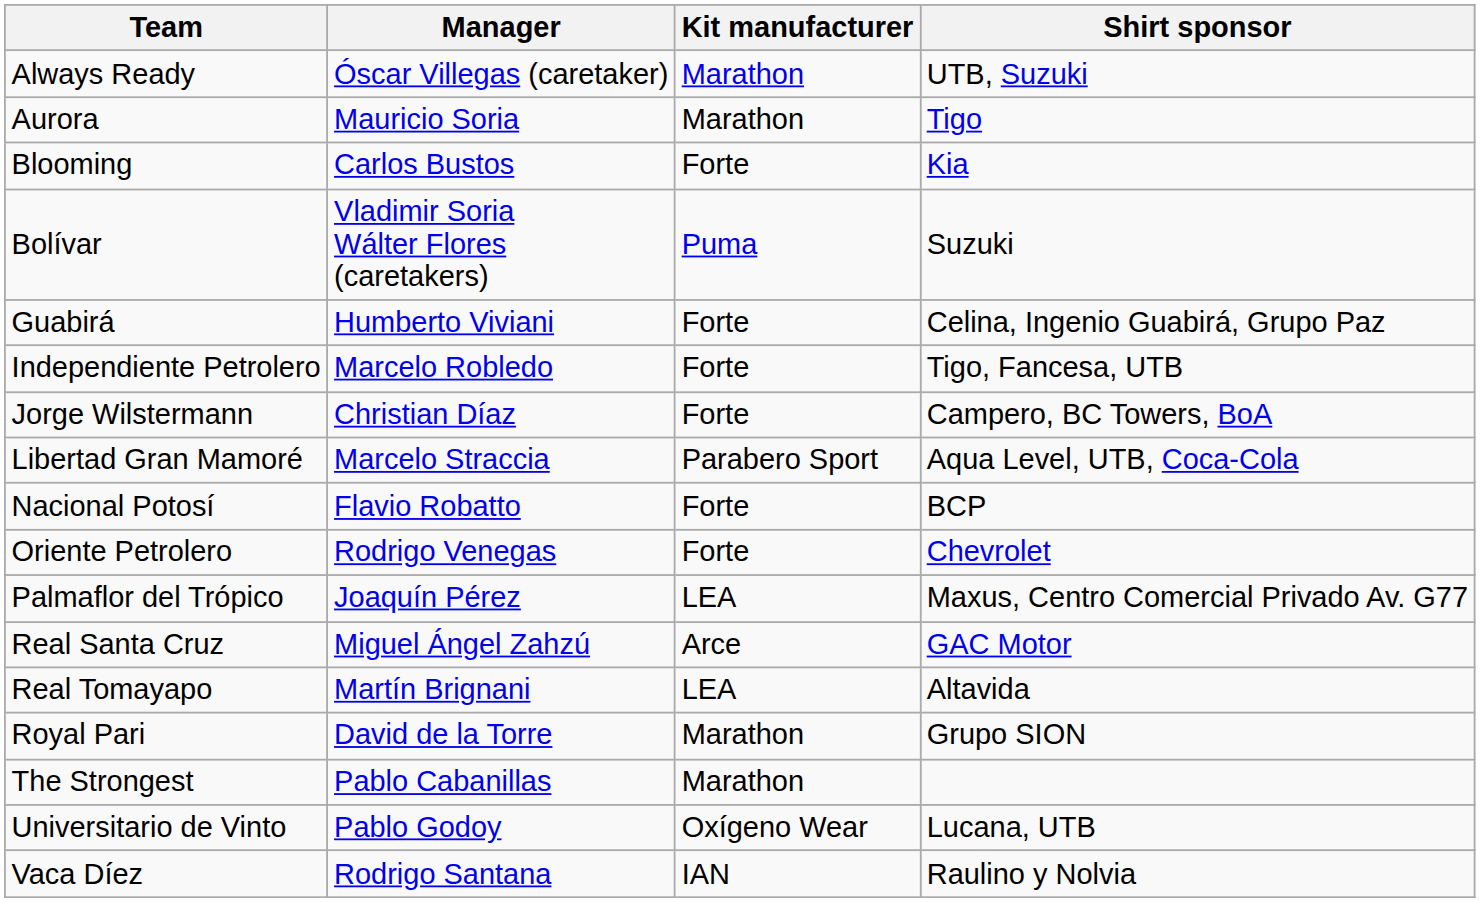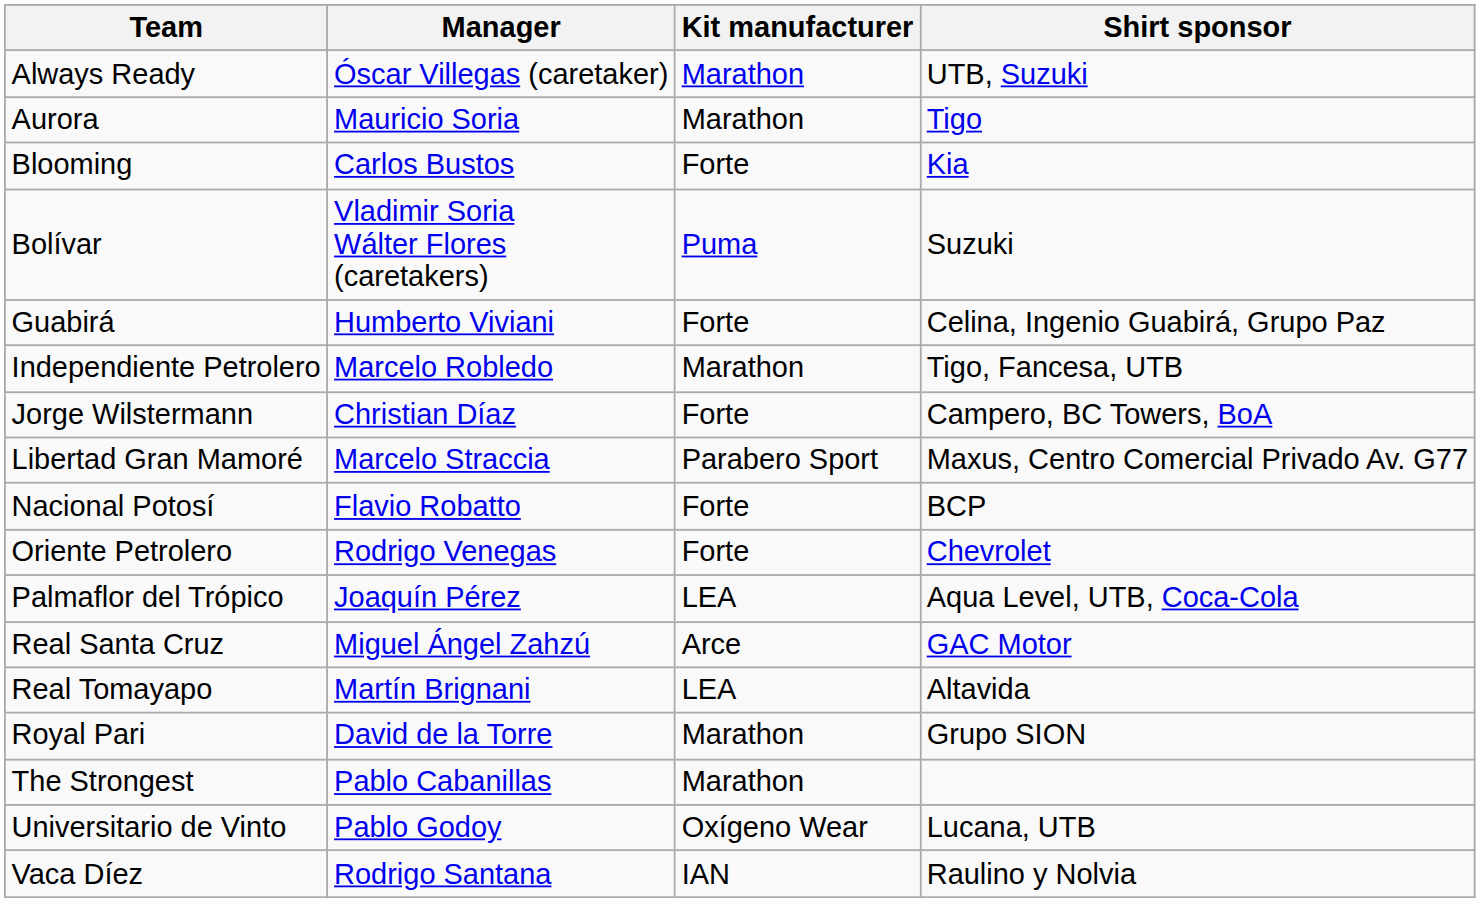(715, 368) Forte -> (743, 368) Marathon
(1113, 460) Aqua Level, UTB, Coca-Cola -> (1197, 460) Maxus, Centro Comercial Privado Av. G77
(1197, 597) Maxus, Centro Comercial Privado Av. G77 -> (1113, 597) Aqua Level, UTB, Coca-Cola
